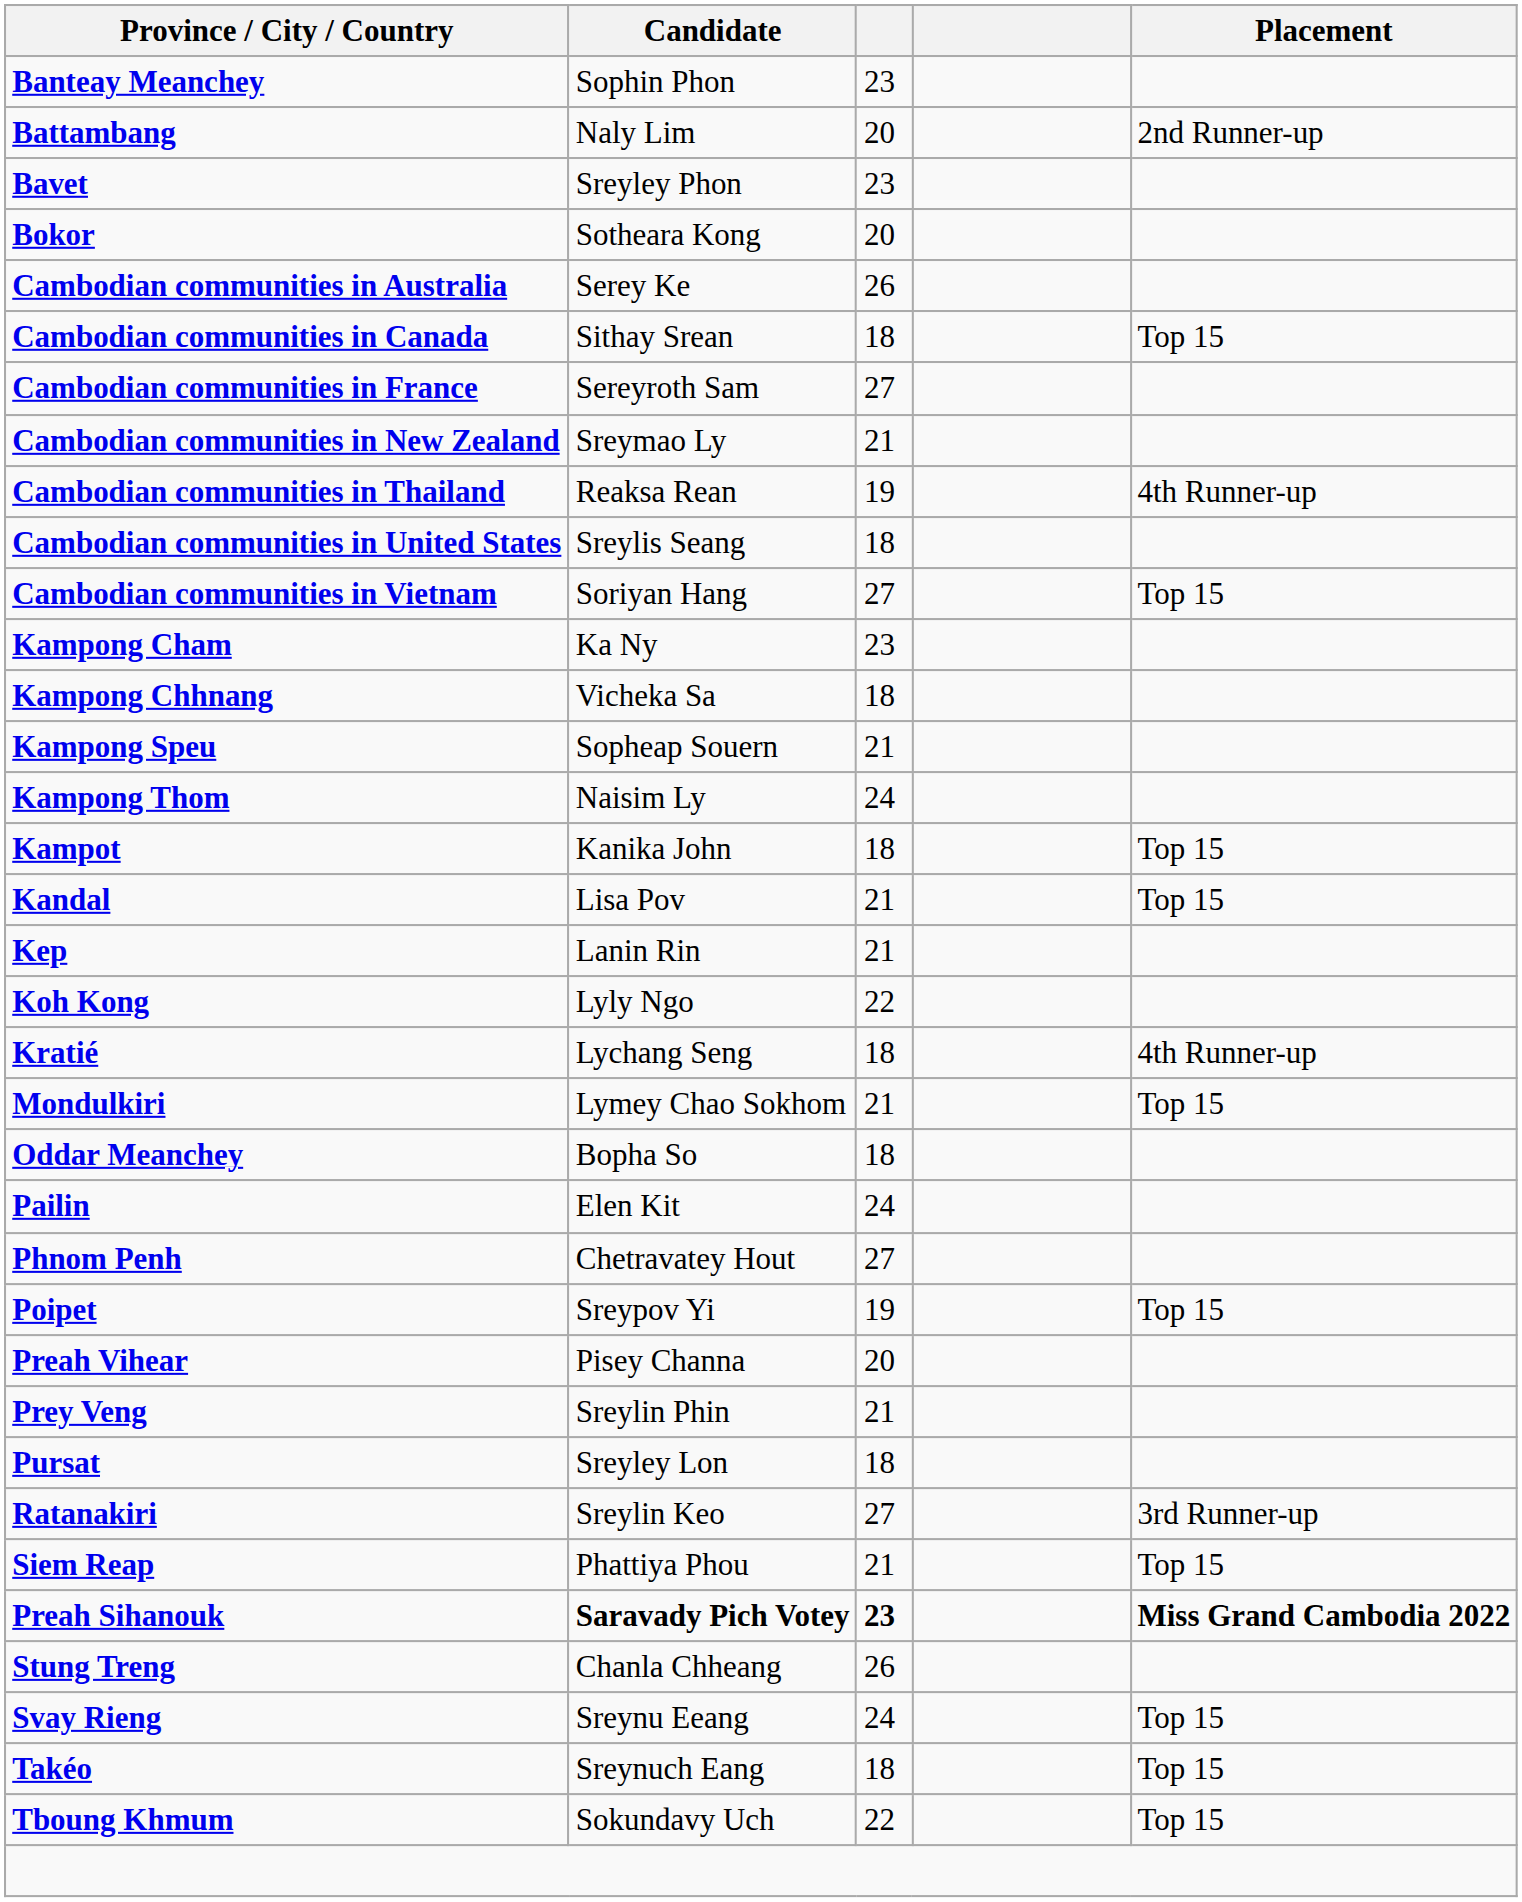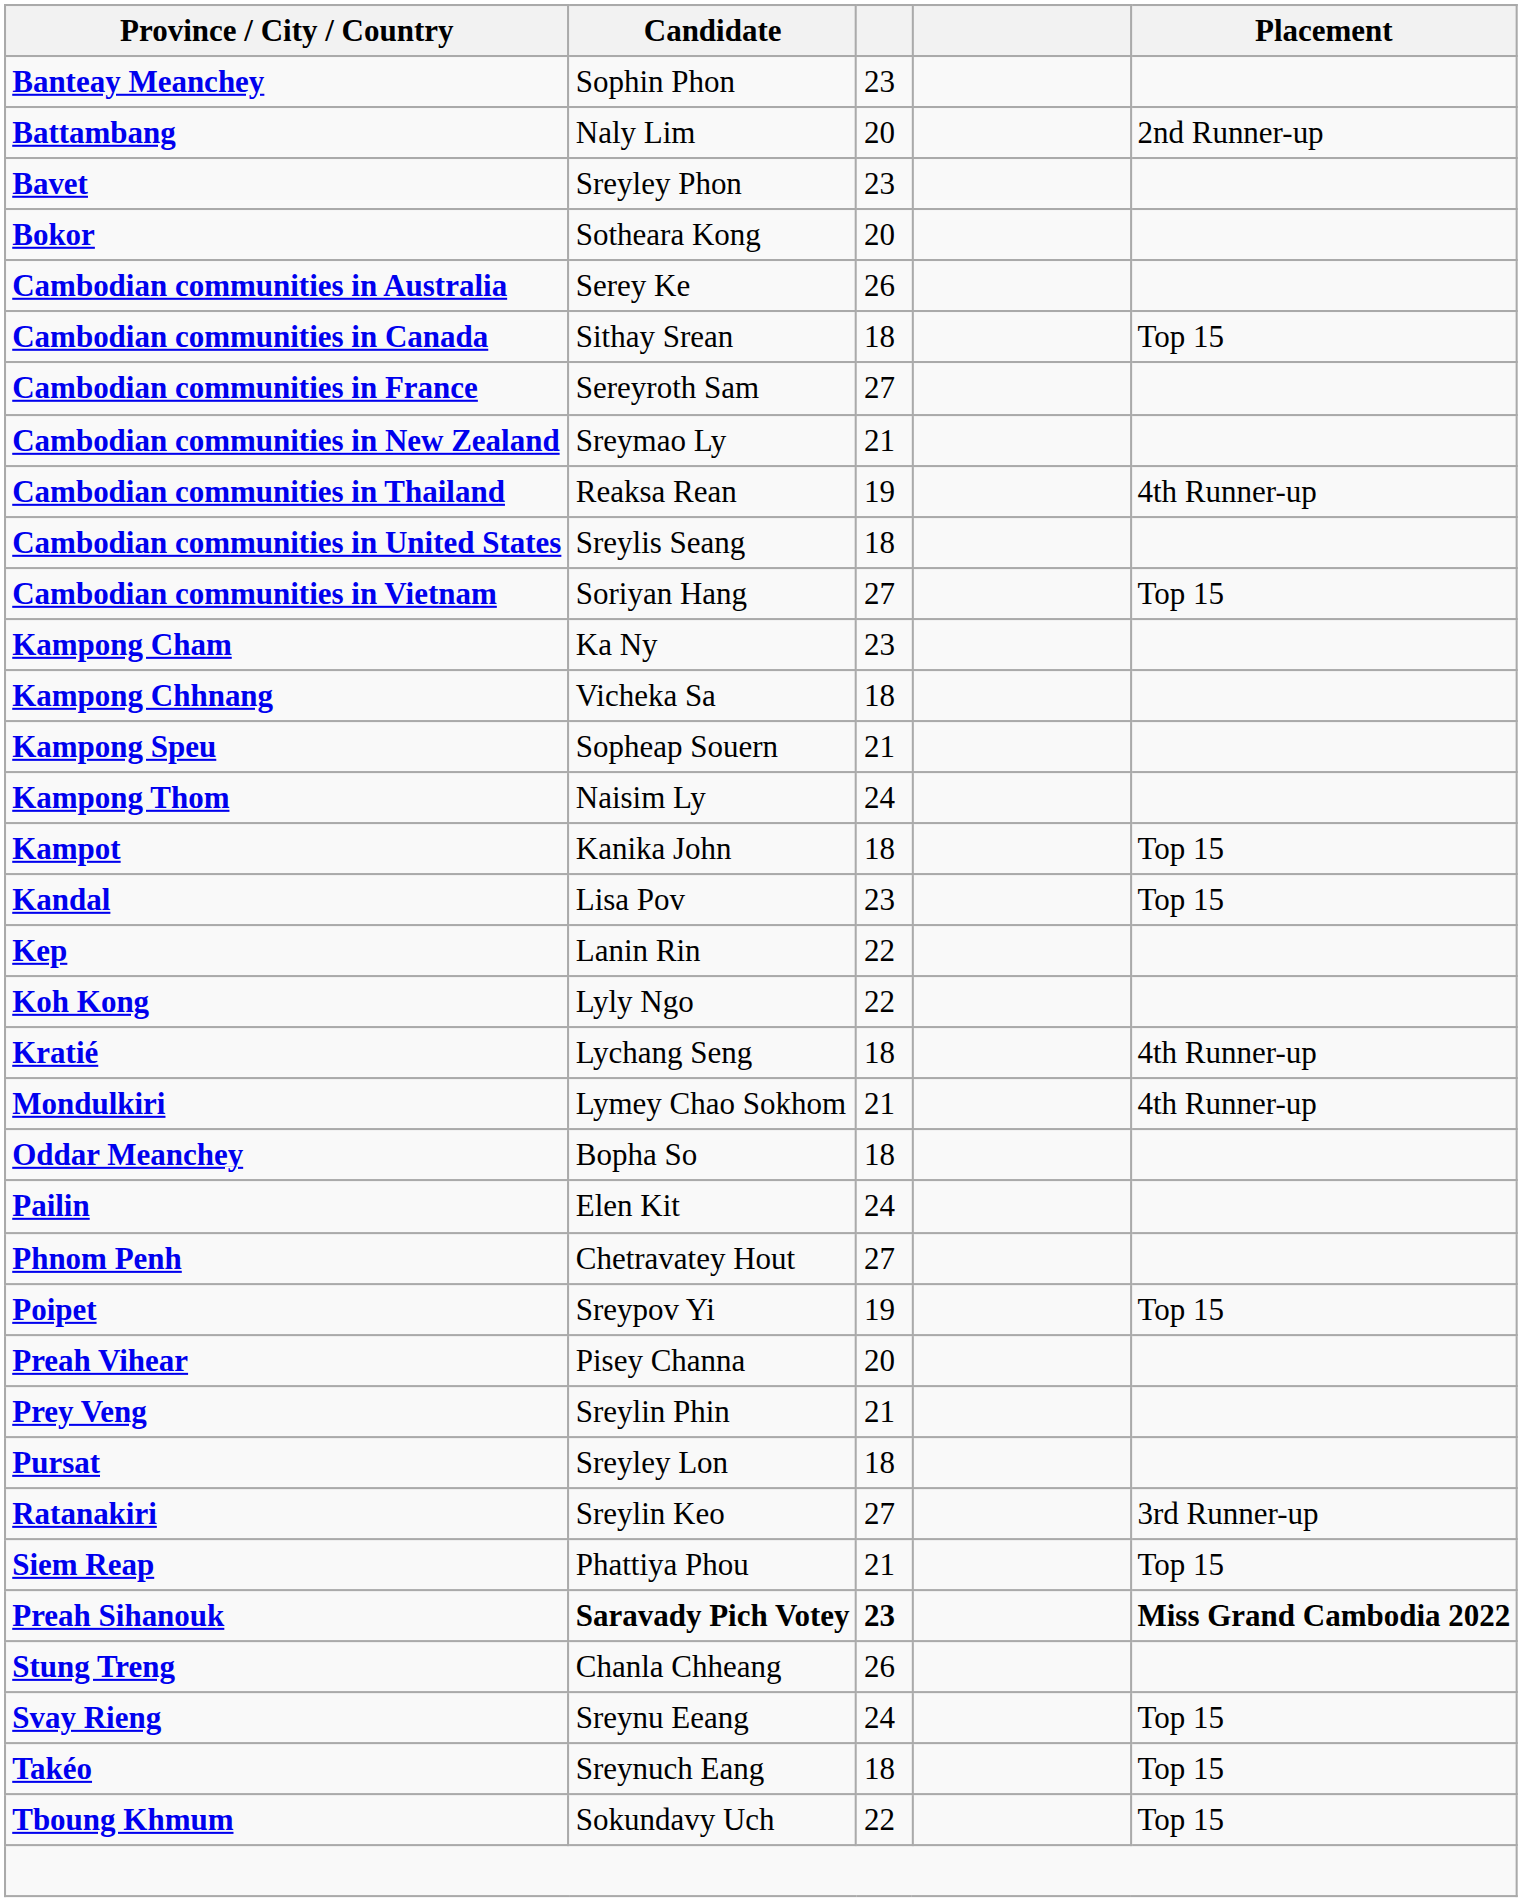(879, 899) 21 -> (879, 899) 23
(879, 950) 21 -> (879, 950) 22
(1181, 1103) Top 15 -> (1227, 1103) 4th Runner-up
